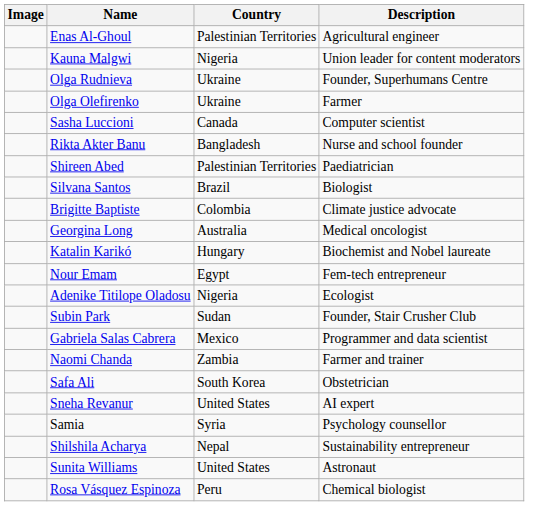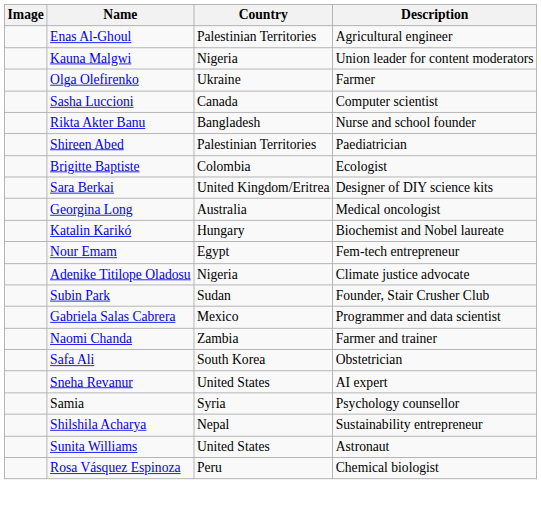- row: (91, 79)
- row: (90, 187)
(389, 209) Climate justice advocate -> (361, 166) Ecologist
+ row: (82, 187)
(348, 295) Ecologist -> (403, 274) Climate justice advocate
